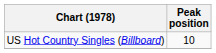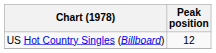(189, 40) 10 -> (189, 40) 12
